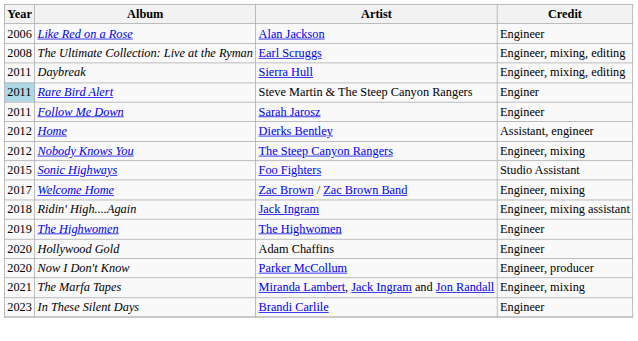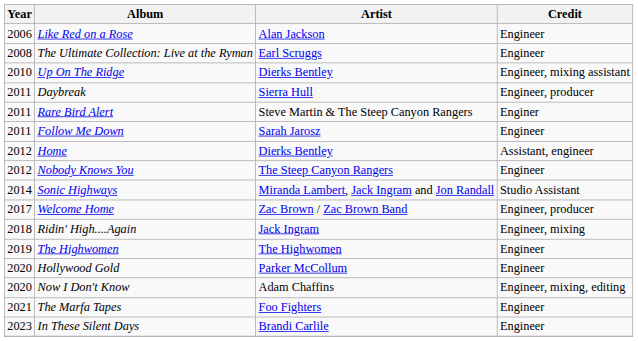(563, 53) Engineer, mixing, editing -> (522, 53) Engineer
+ row: (81, 72)
(563, 72) Engineer, mixing, editing -> (547, 92) Engineer, producer
(19, 92) lightblue background -> (19, 111) no background
(543, 151) Engineer, mixing -> (522, 170) Engineer
(20, 170) 2015 -> (20, 190) 2014
(290, 170) Foo Fighters -> (376, 190) Miranda Lambert, Jack Ingram and Jon Randall
(543, 190) Engineer, mixing -> (547, 209) Engineer, producer
(565, 209) Engineer, mixing assistant -> (543, 229) Engineer, mixing
(296, 248) Adam Chaffins -> (303, 268) Parker McCollum
(303, 268) Parker McCollum -> (296, 287) Adam Chaffins
(547, 268) Engineer, producer -> (563, 287) Engineer, mixing, editing
(376, 287) Miranda Lambert, Jack Ingram and Jon Randall -> (290, 307) Foo Fighters
(543, 287) Engineer, mixing -> (522, 307) Engineer
